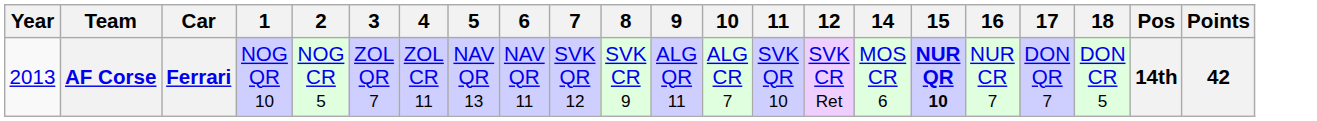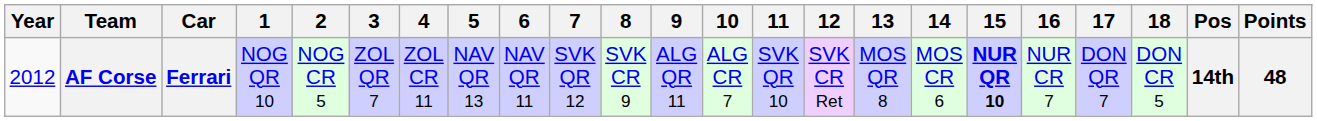+ column: (883, 21)
(32, 77) 2013 -> (32, 77) 2012
(1219, 77) 42 -> (1275, 77) 48
